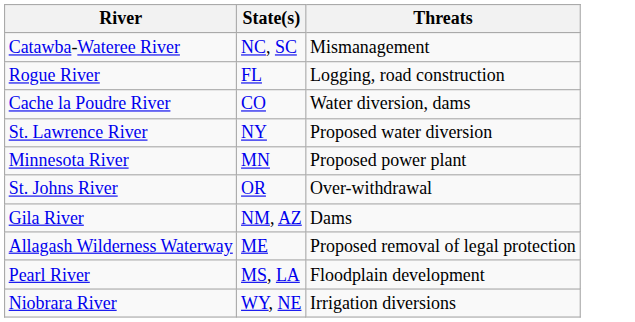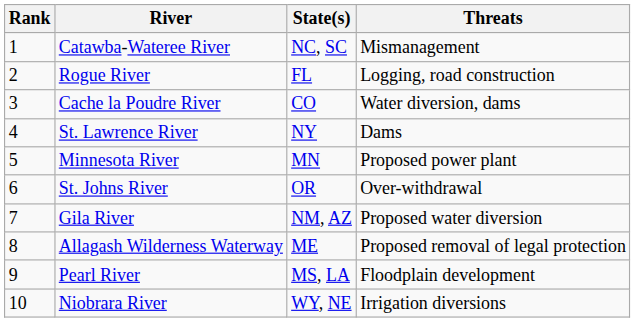+ column: (30, 18)
(401, 132) Proposed water diversion -> (381, 132) Dams
(331, 217) Dams -> (451, 217) Proposed water diversion
